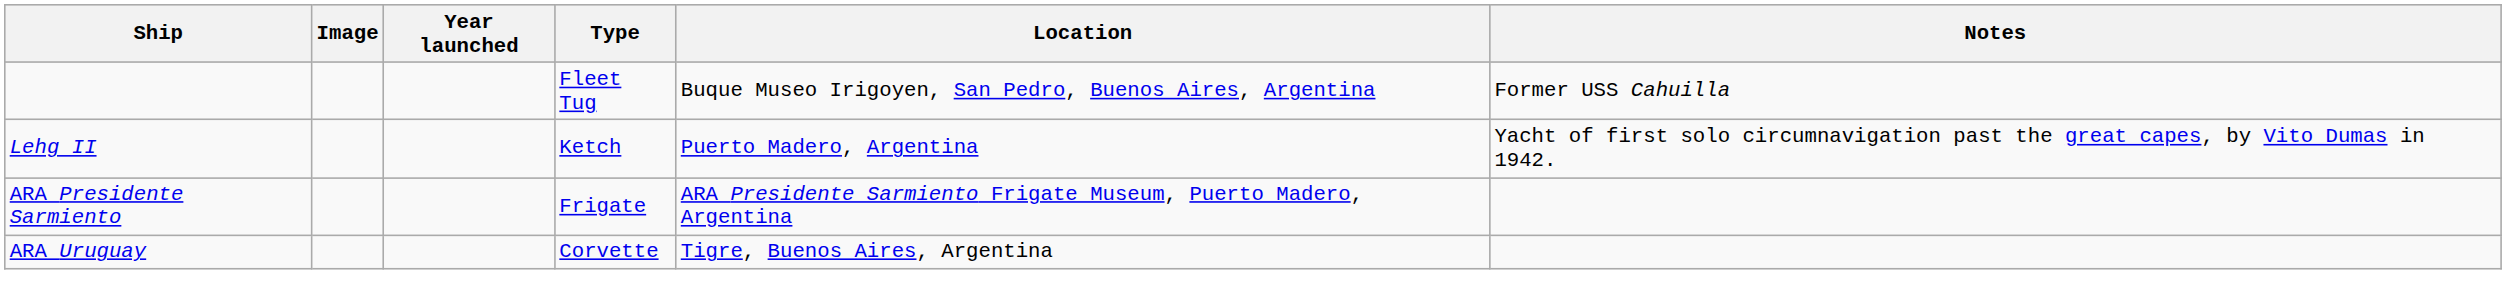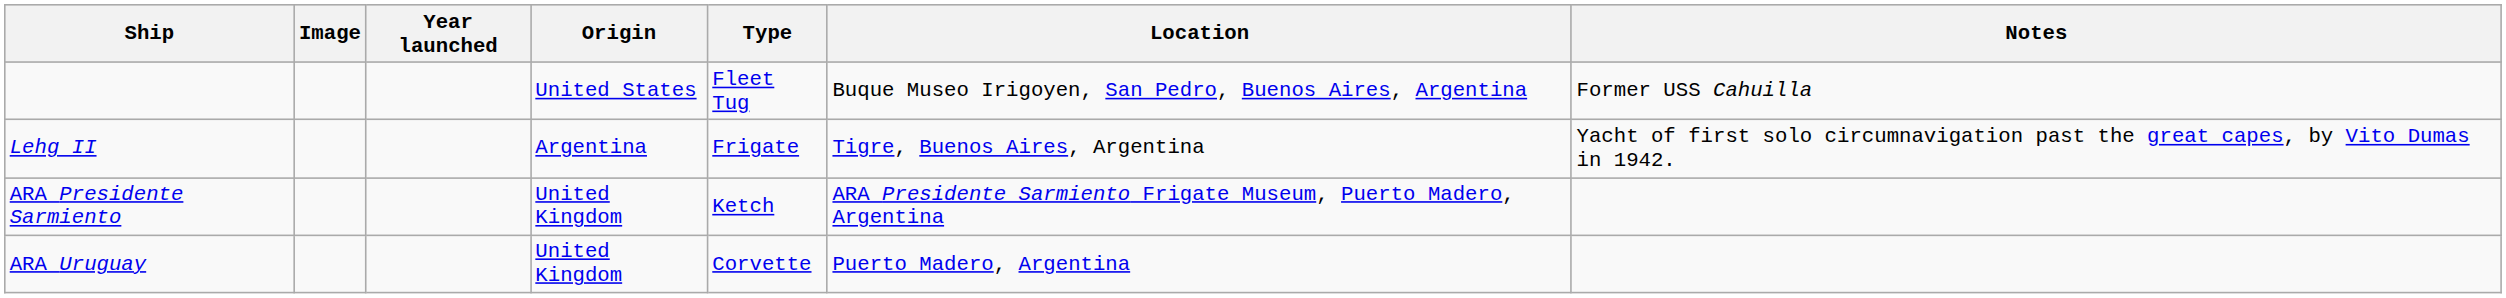+ column: (619, 34)
(590, 149) Ketch -> (756, 149) Frigate
(830, 149) Puerto Madero, Argentina -> (1019, 149) Tigre, Buenos Aires, Argentina
(603, 206) Frigate -> (743, 206) Ketch
(867, 252) Tigre, Buenos Aires, Argentina -> (981, 264) Puerto Madero, Argentina
